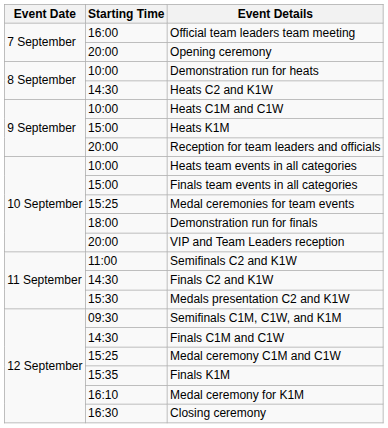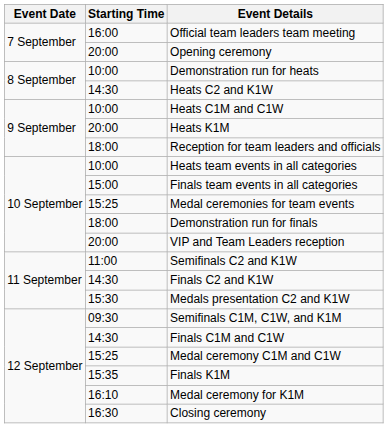(103, 128) 15:00 -> (103, 128) 20:00
(103, 147) 20:00 -> (103, 147) 18:00
